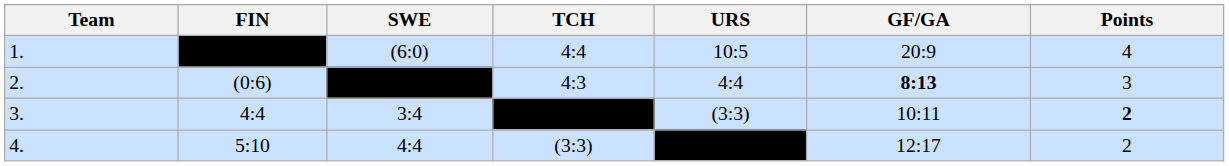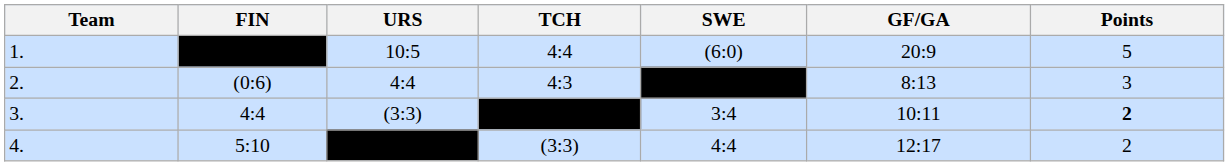columns swapped: (410, 20) <-> (731, 20)
(1127, 51) 4 -> (1127, 51) 5
(918, 82) bold -> (918, 82) normal
